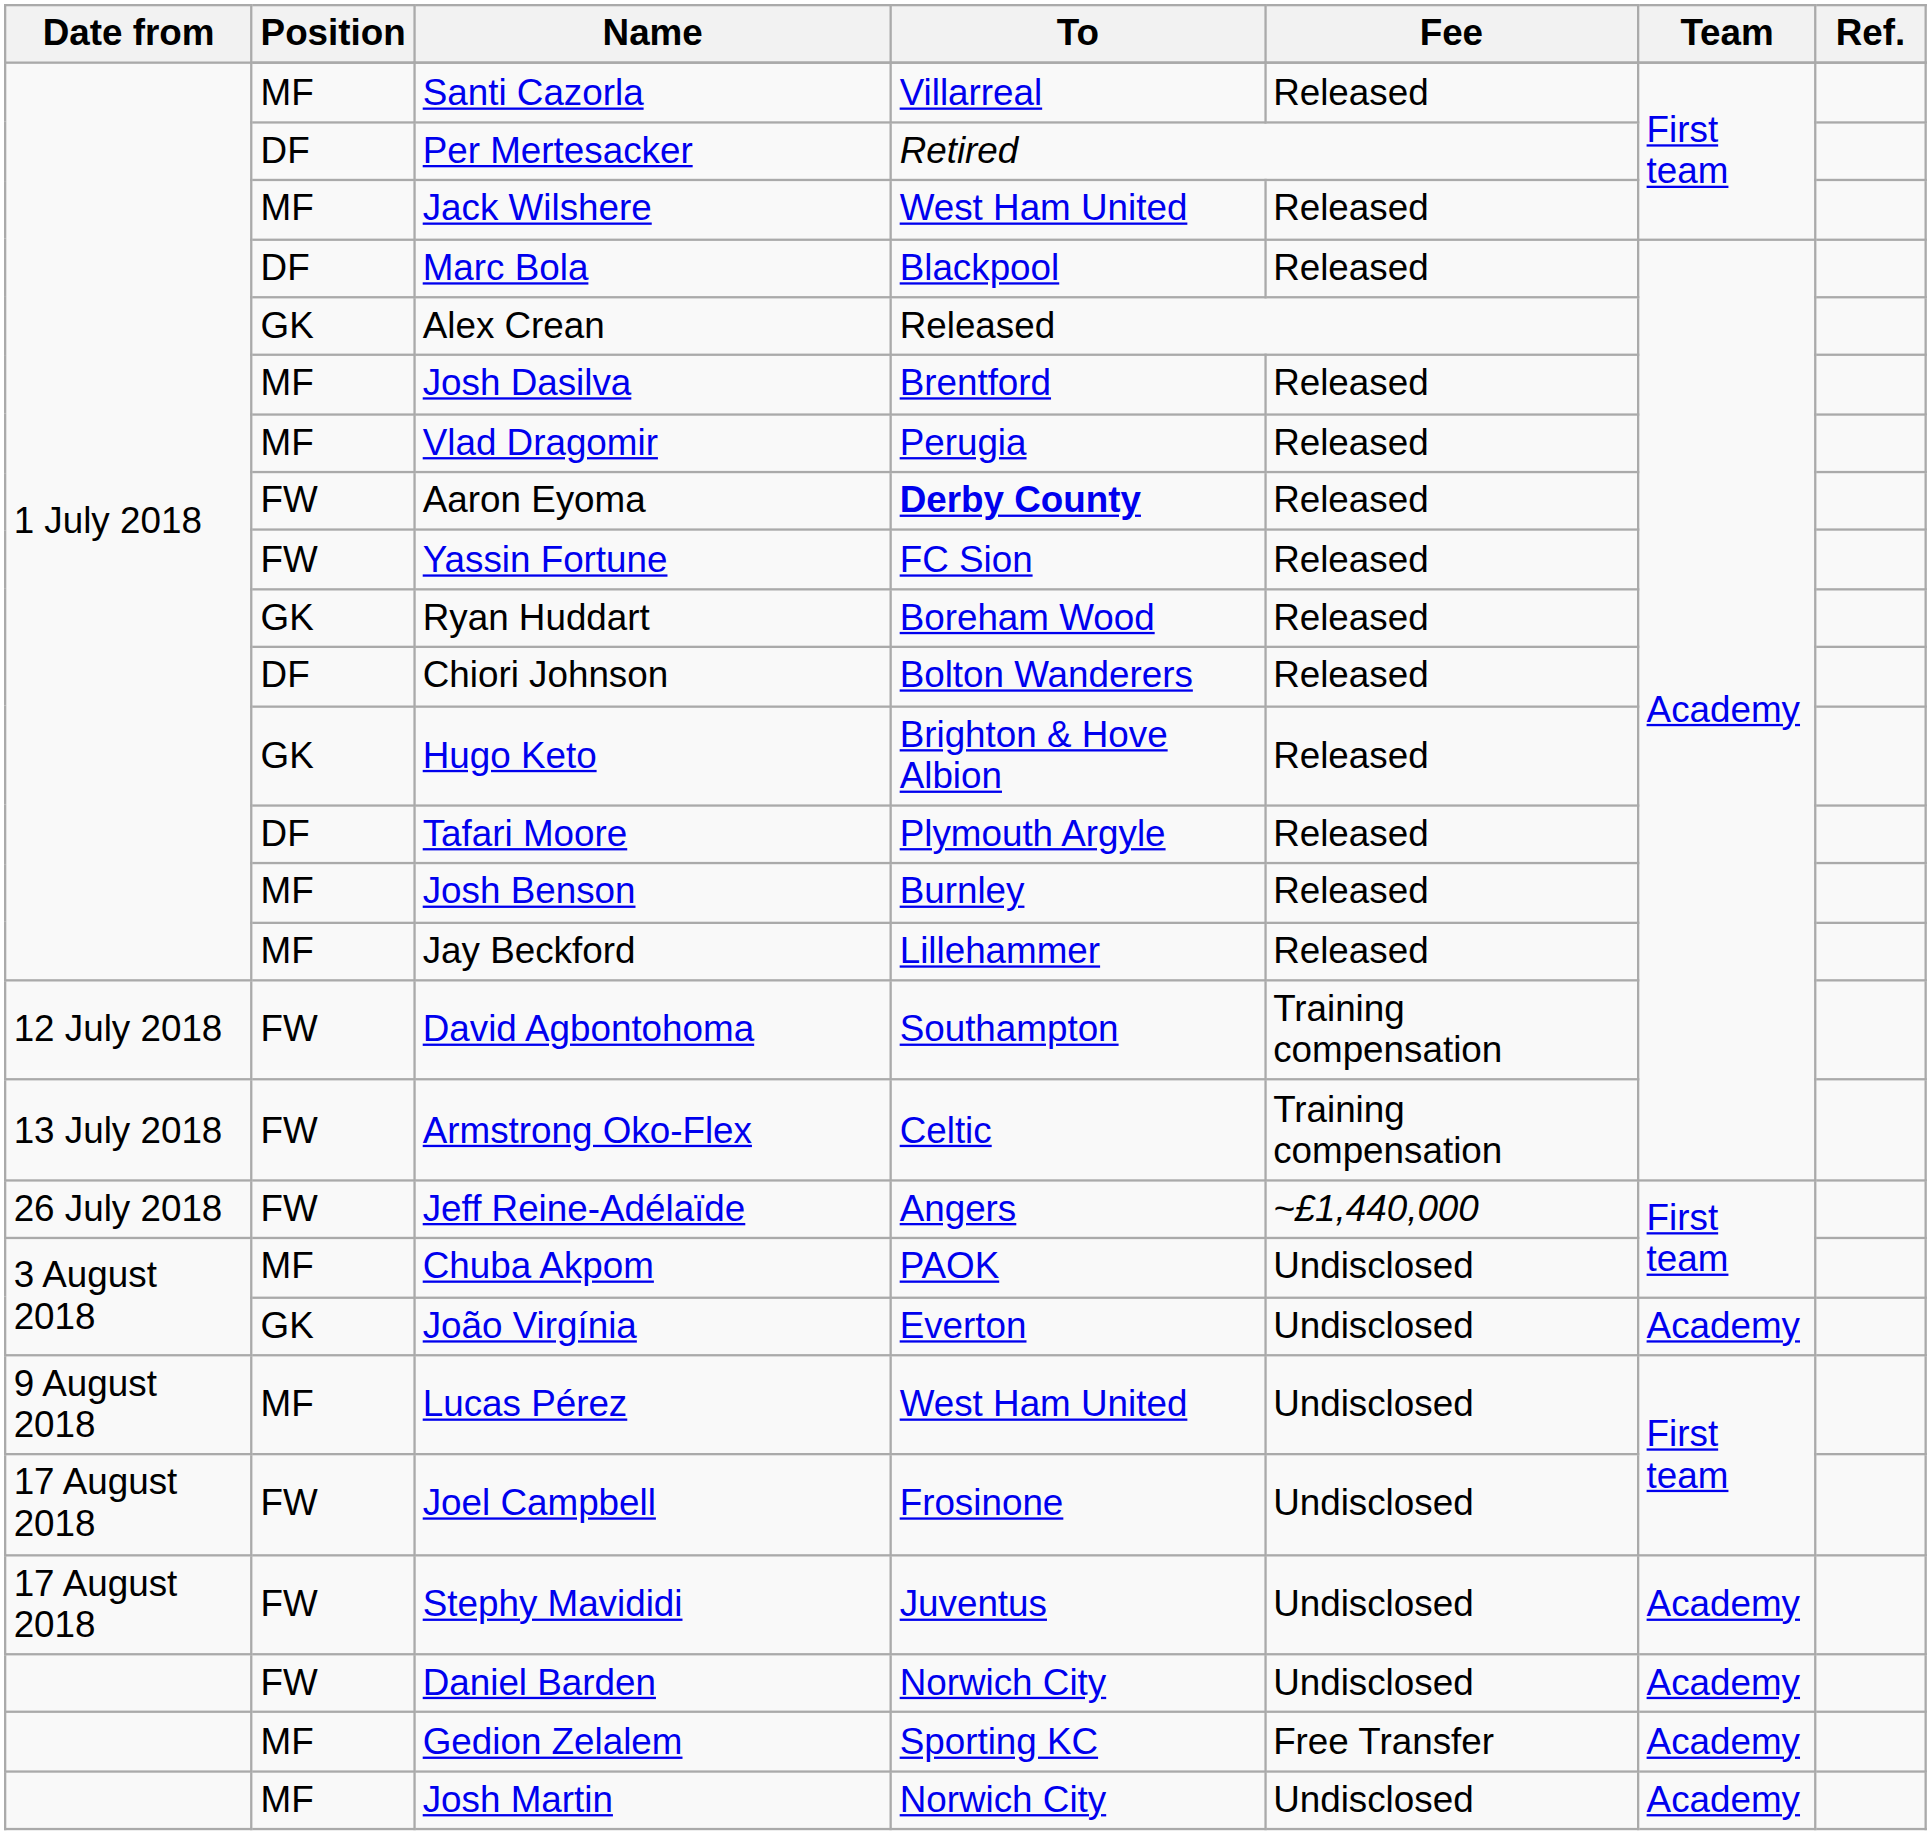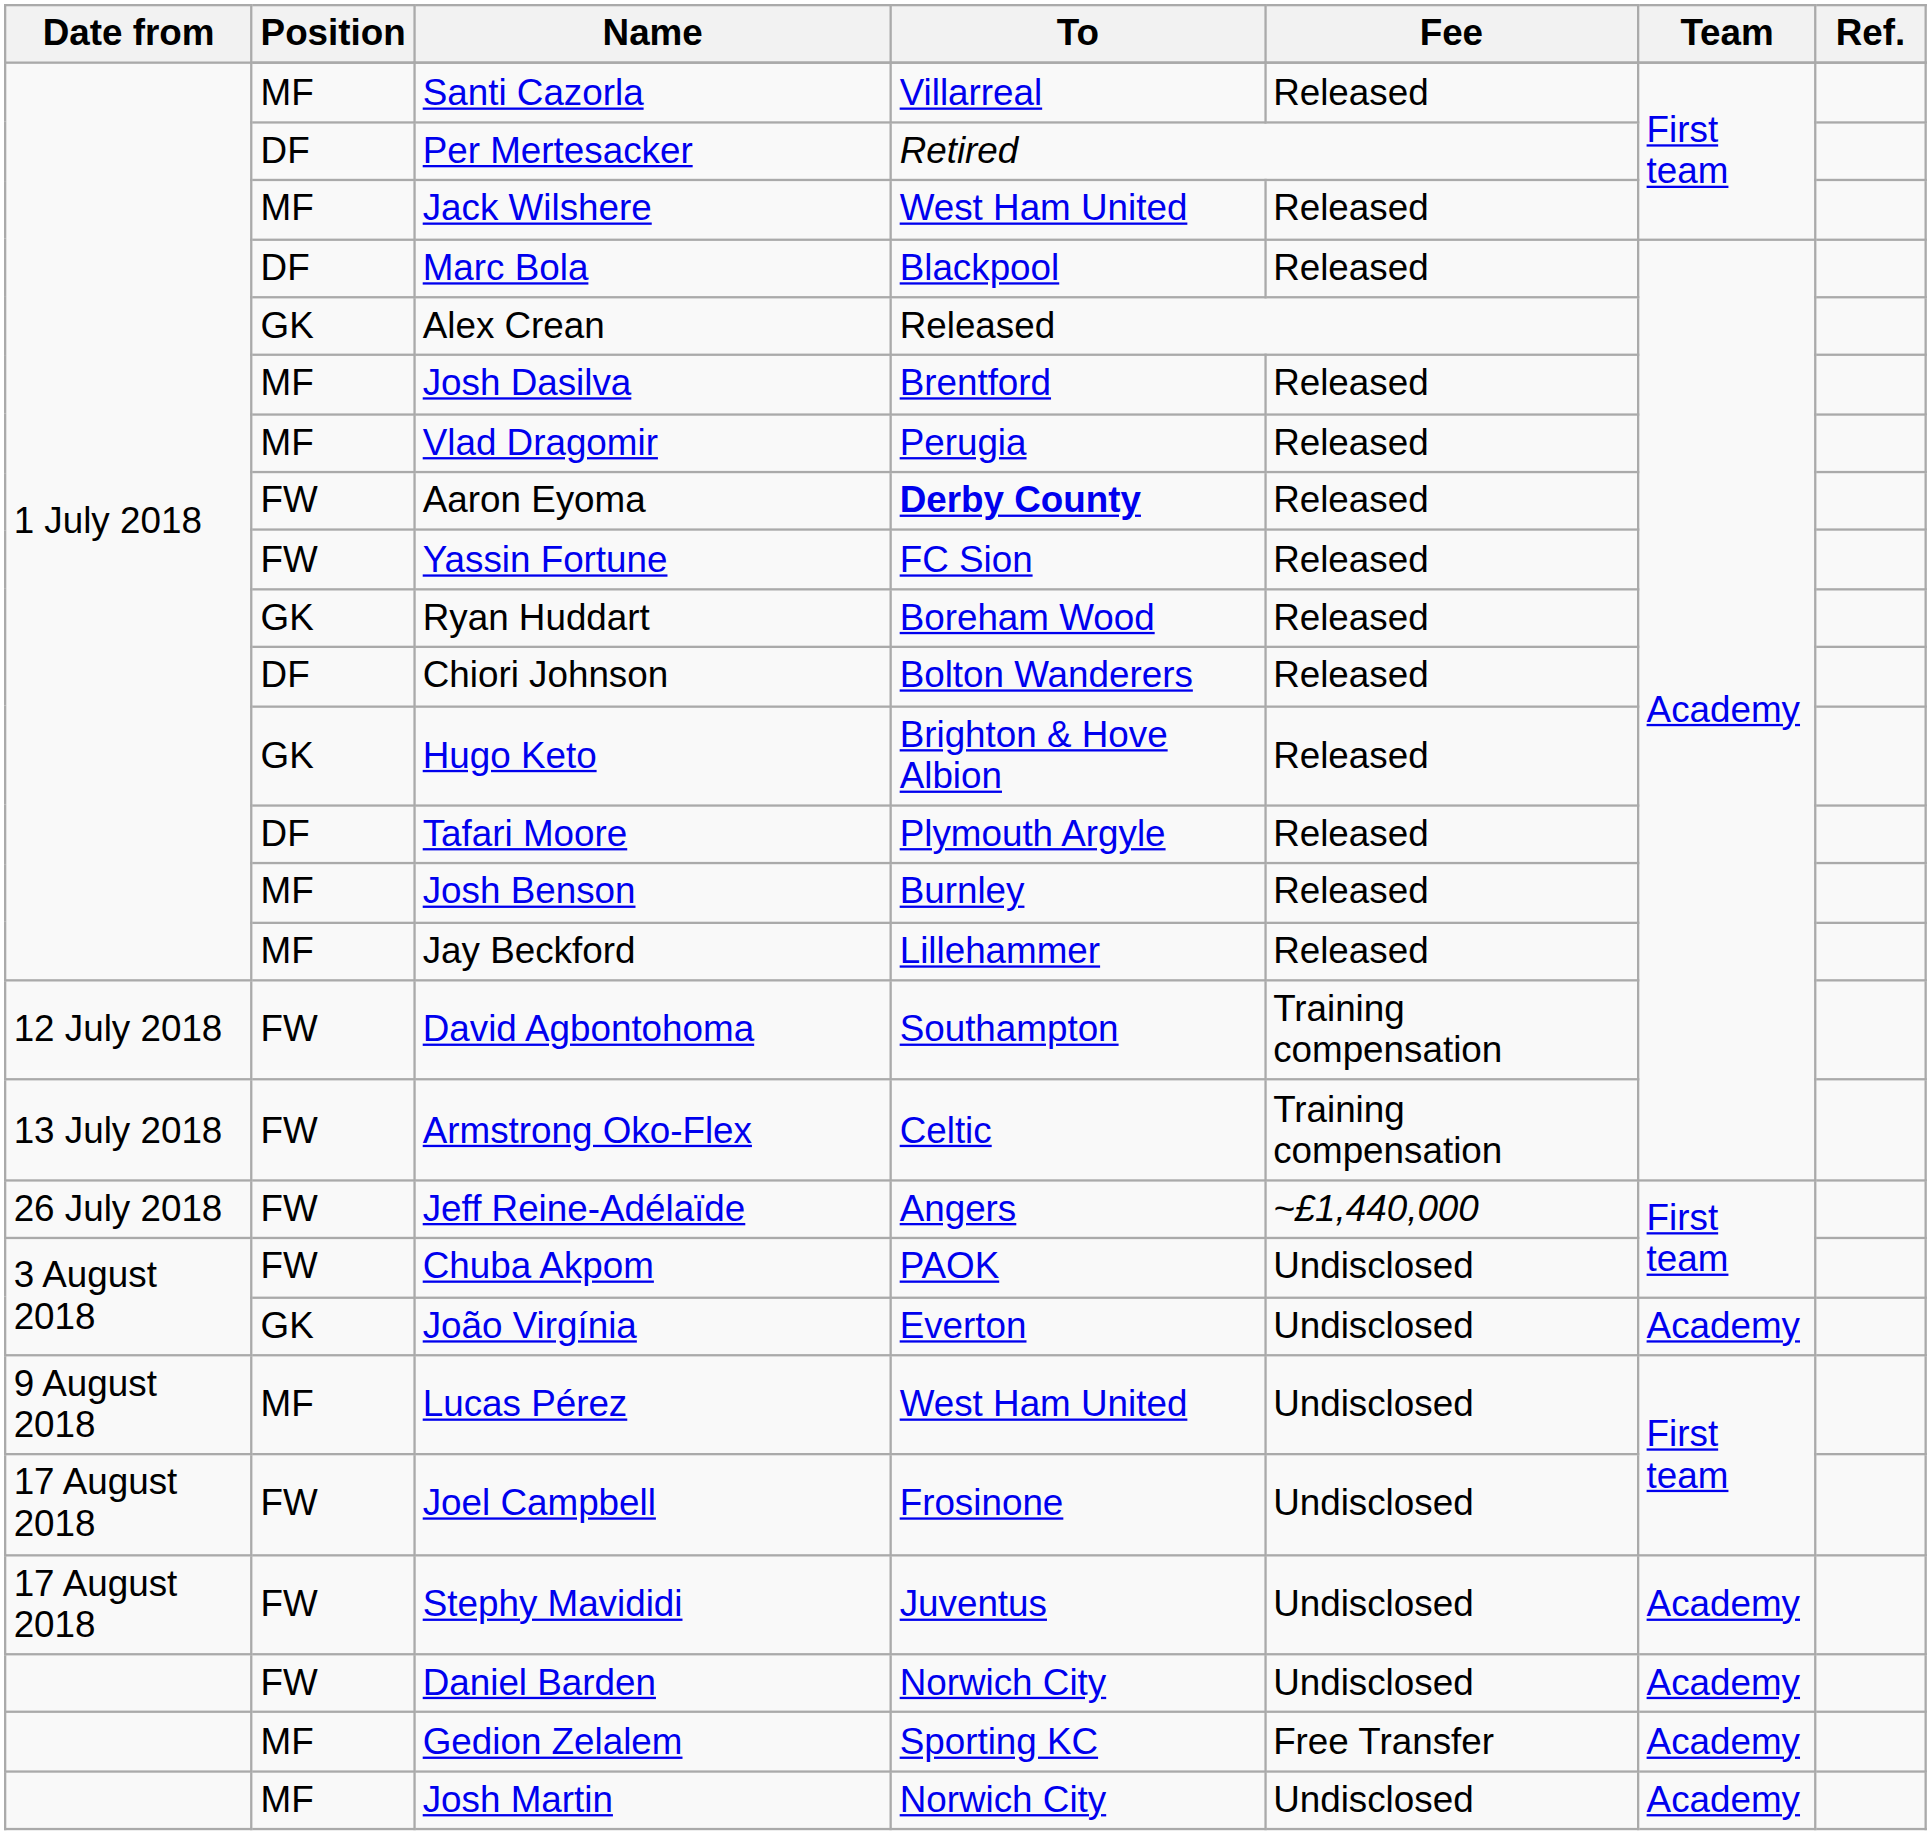(287, 1266) MF -> (289, 1266) FW
